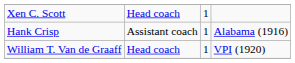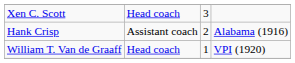(206, 13) 1 -> (206, 13) 3
(206, 31) 1 -> (206, 31) 2
